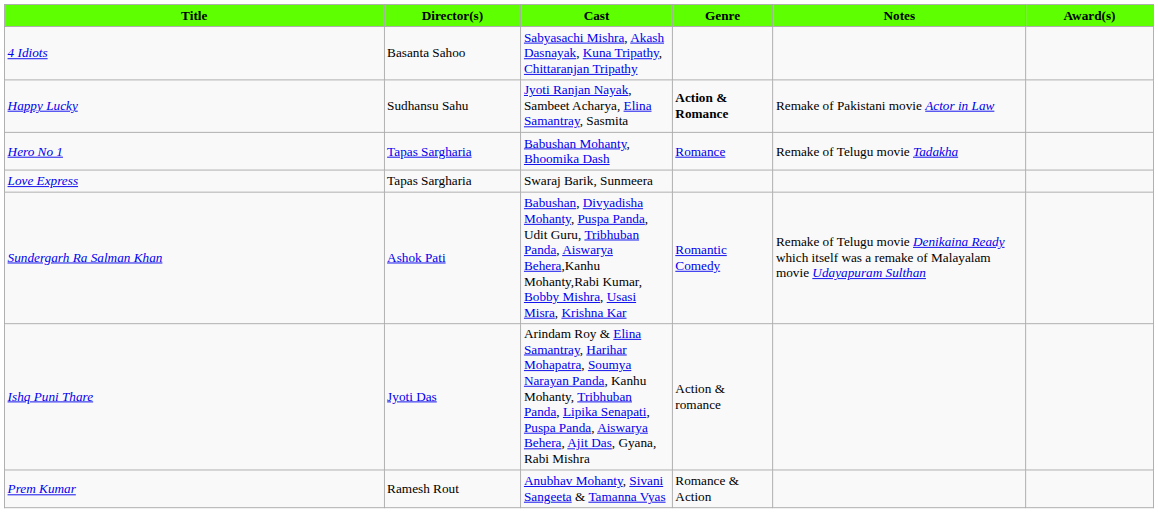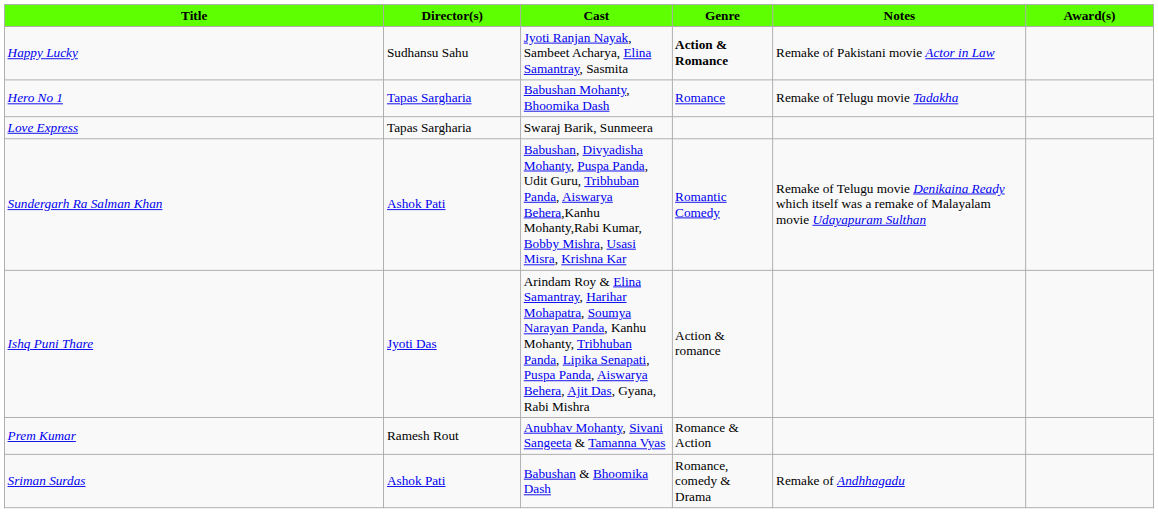- row: (28, 53)
+ row: (46, 481)
